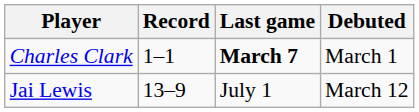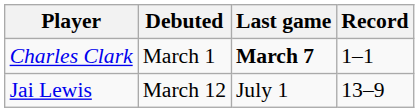columns swapped: (367, 21) <-> (176, 21)
